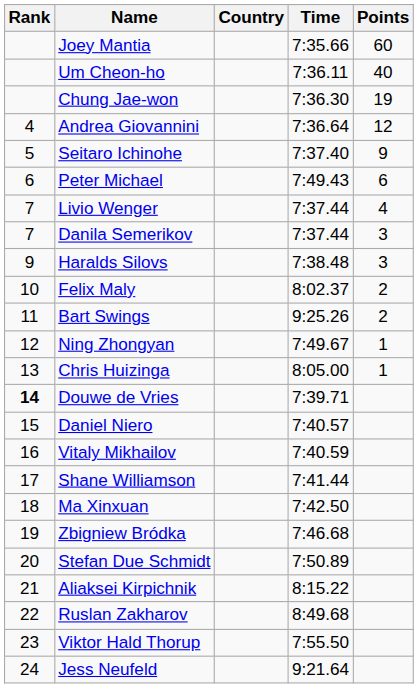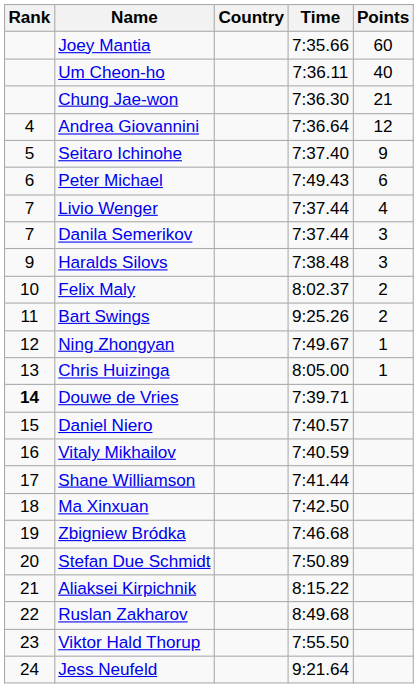(383, 99) 19 -> (383, 99) 21
